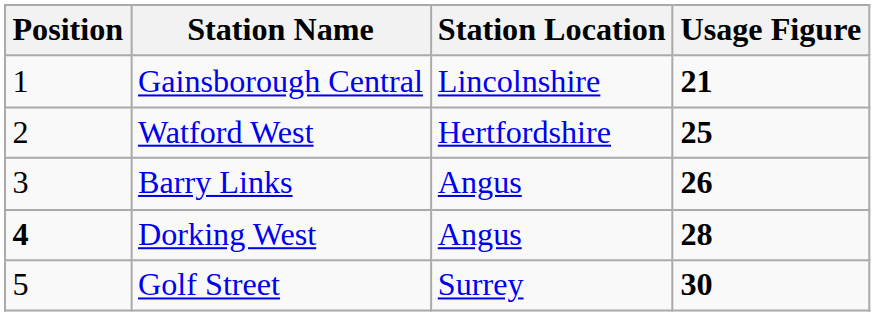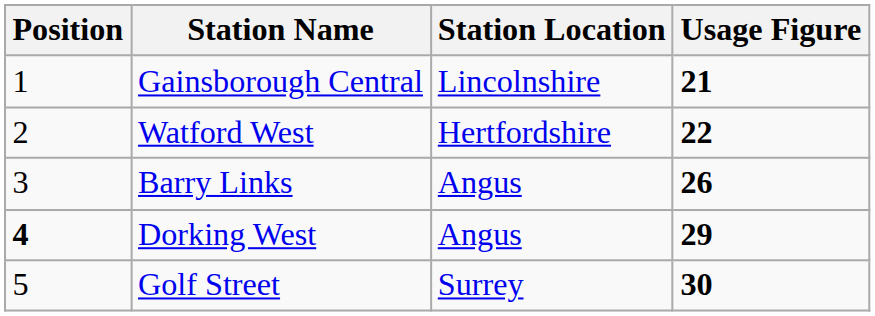(697, 132) 25 -> (697, 132) 22
(697, 234) 28 -> (697, 234) 29
